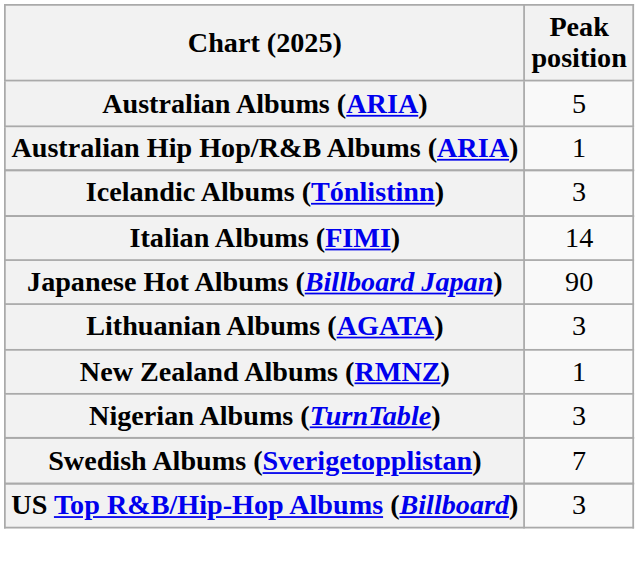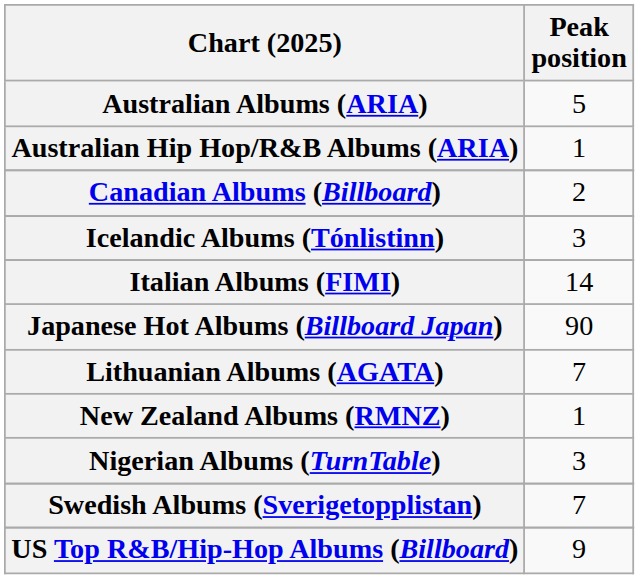+ row: (265, 192)
(579, 326) 3 -> (579, 371) 7
(579, 505) 3 -> (579, 549) 9
